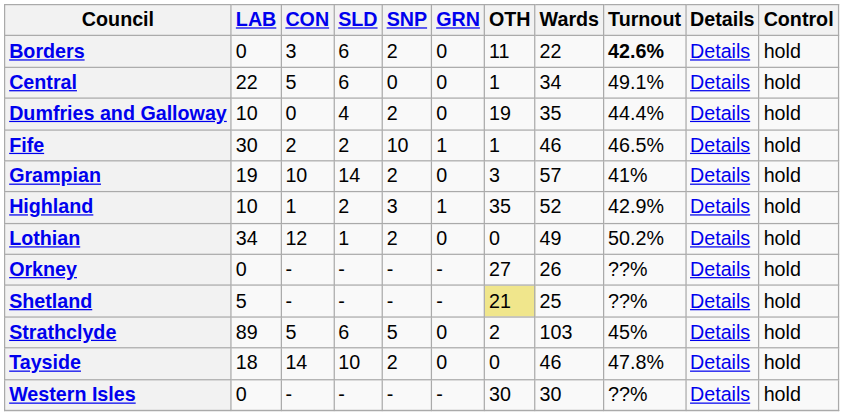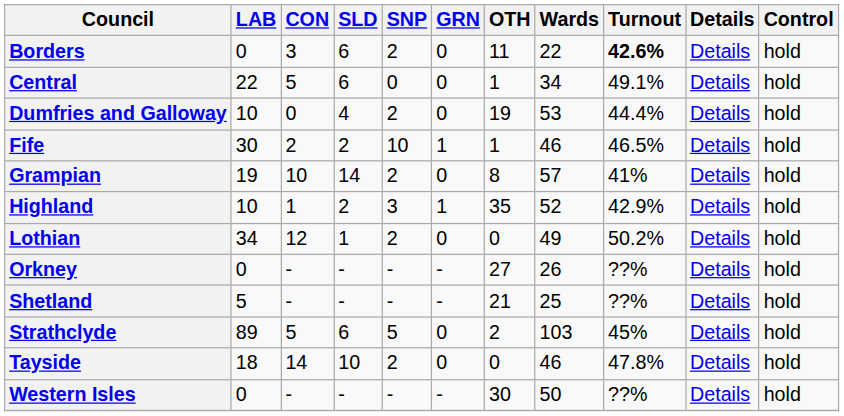(551, 113) 35 -> (551, 113) 53
(494, 176) 3 -> (494, 176) 8
(500, 301) khaki background -> (500, 301) no background
(551, 394) 30 -> (551, 394) 50
